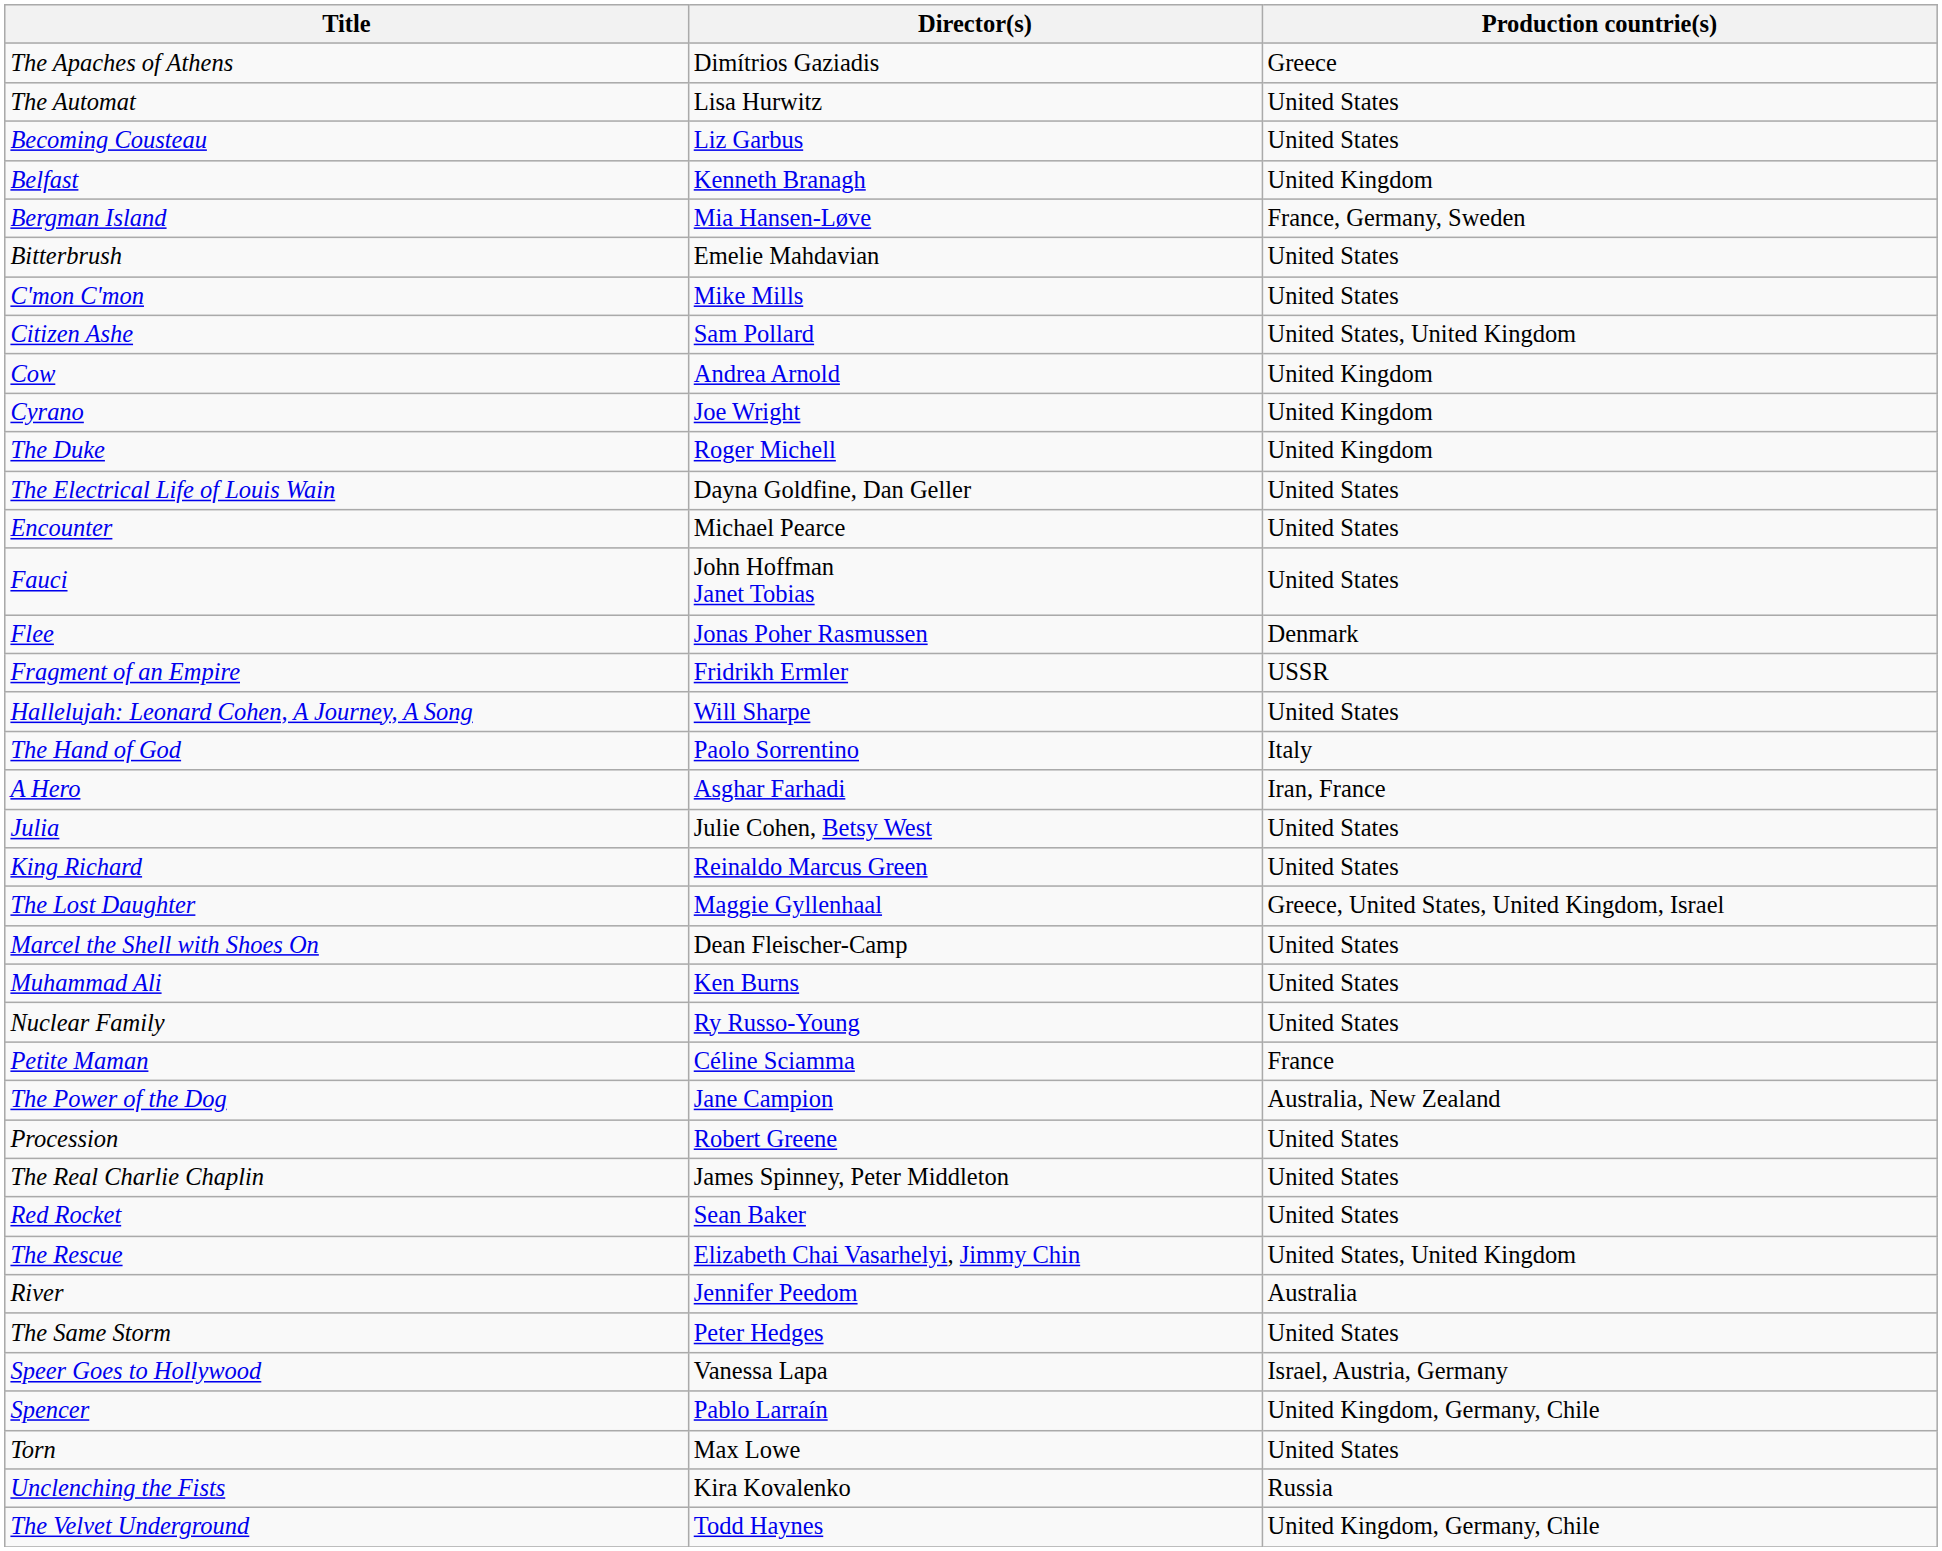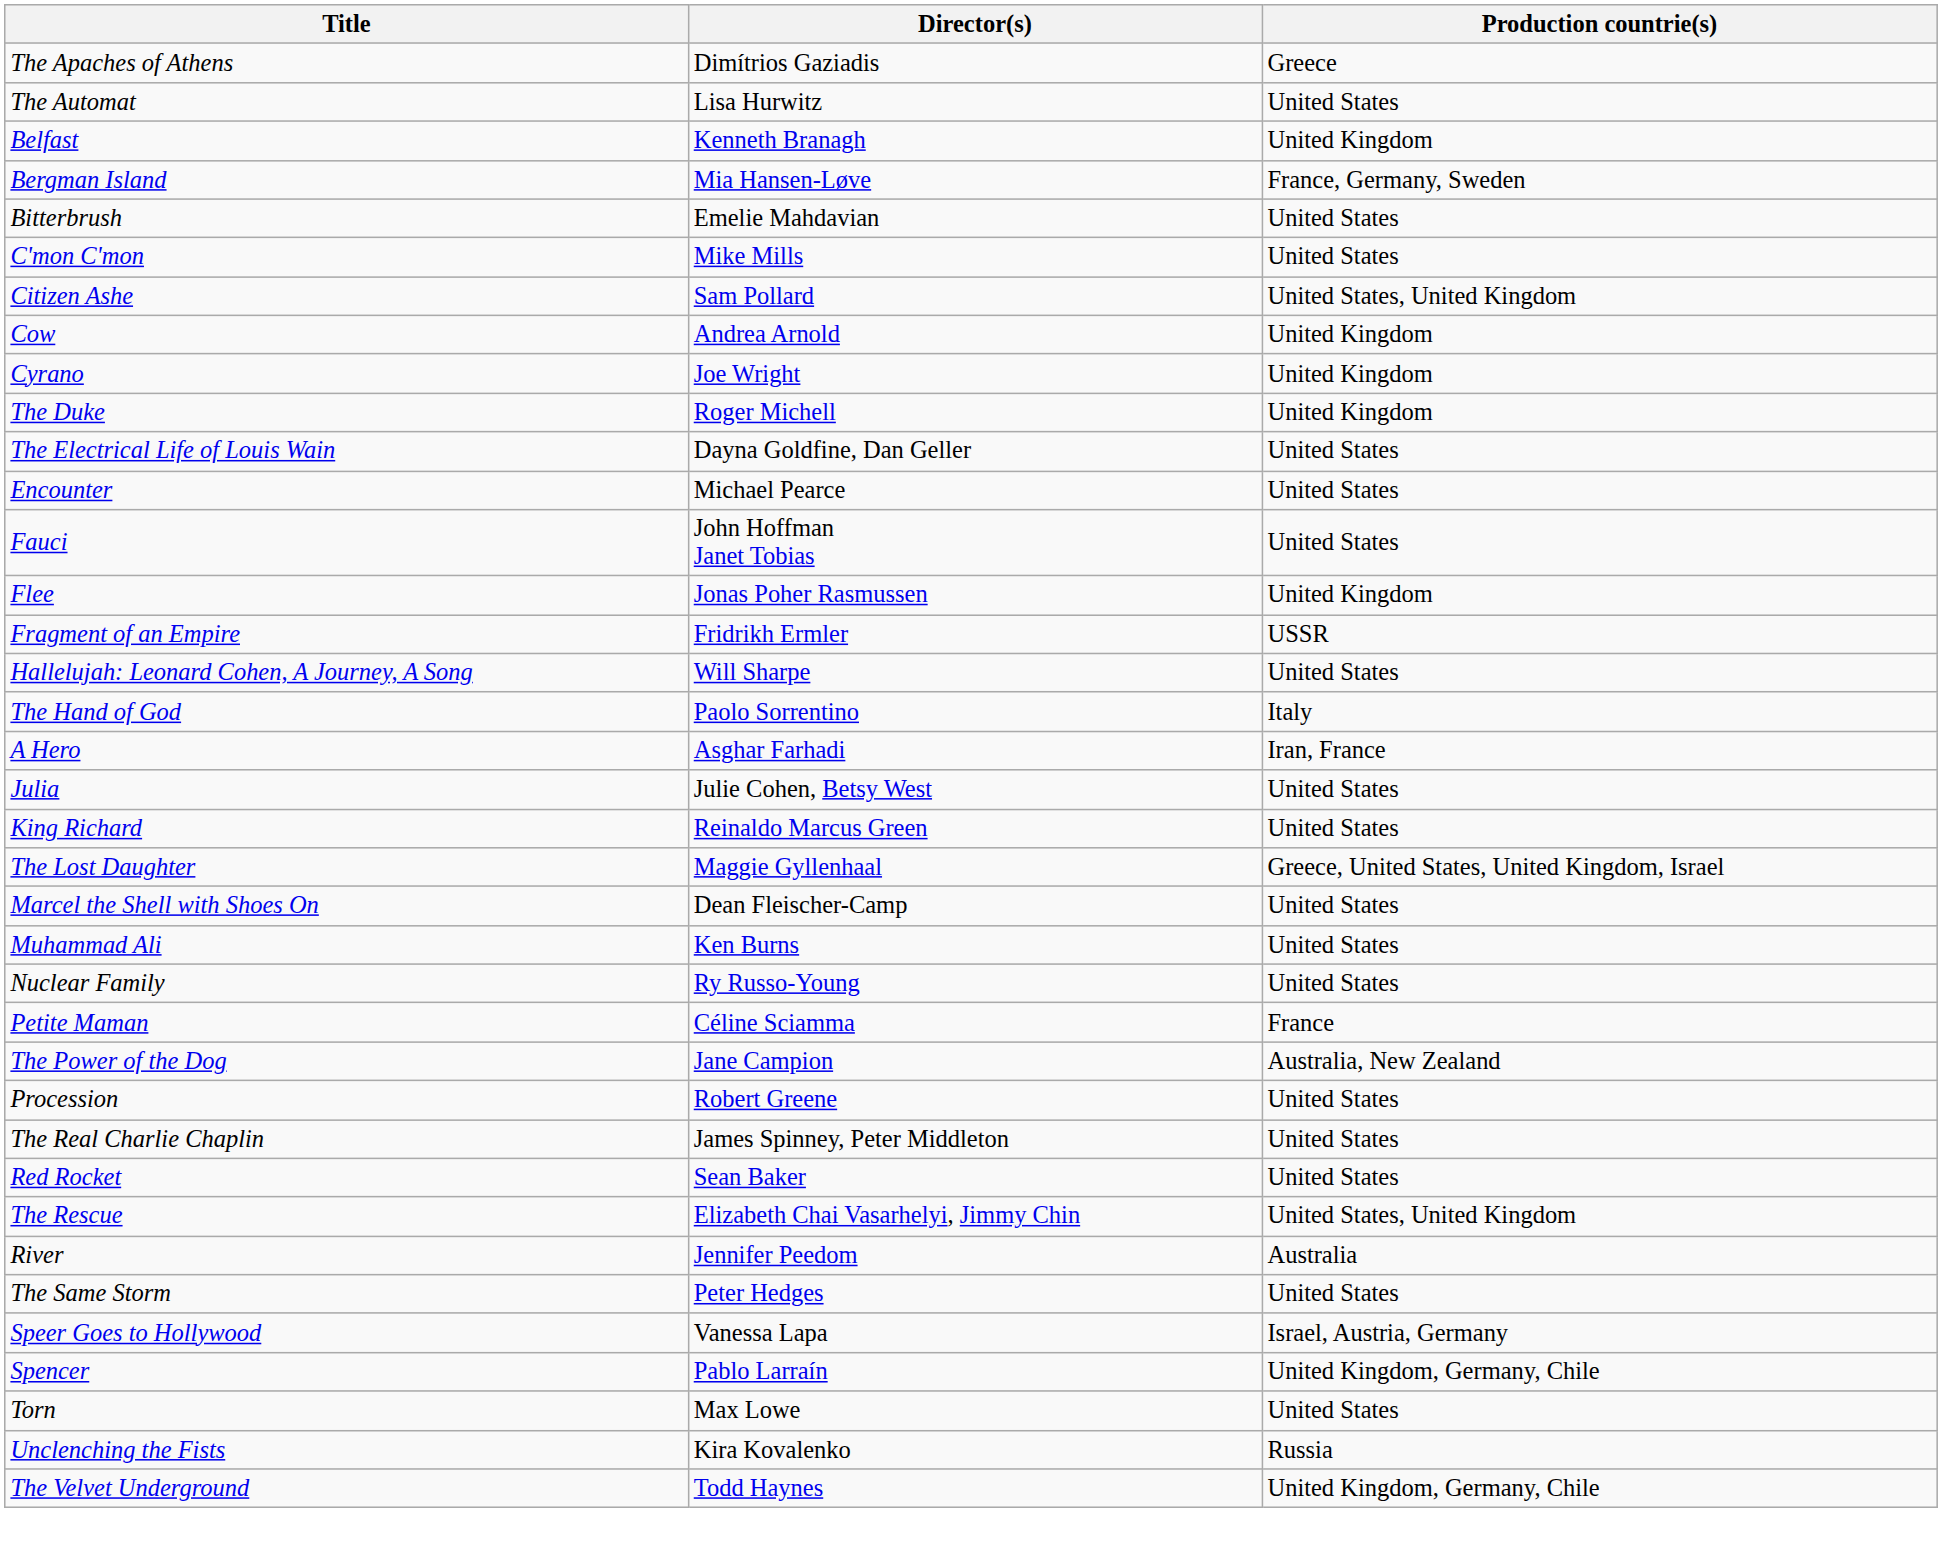- row: (109, 140)
(1313, 633) Denmark -> (1350, 594) United Kingdom
